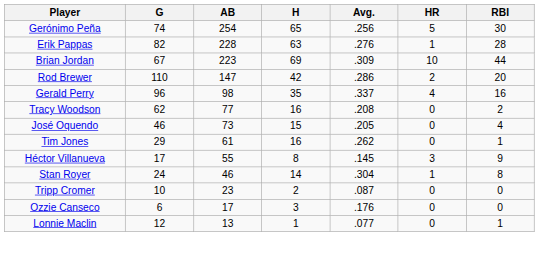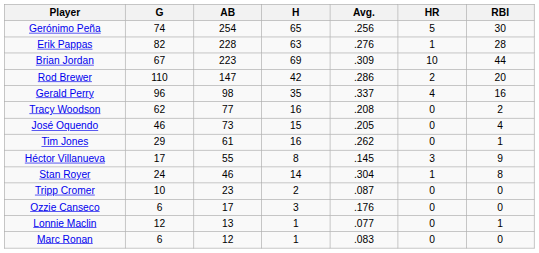+ row: (65, 239)
